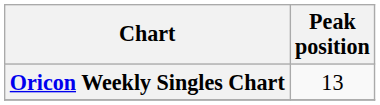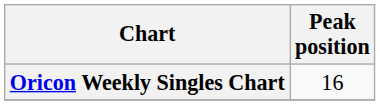(332, 81) 13 -> (332, 81) 16
